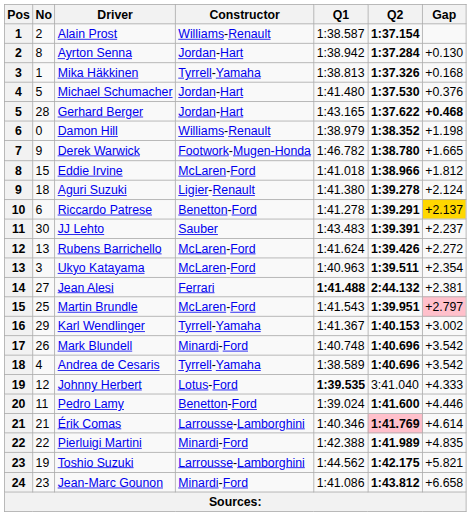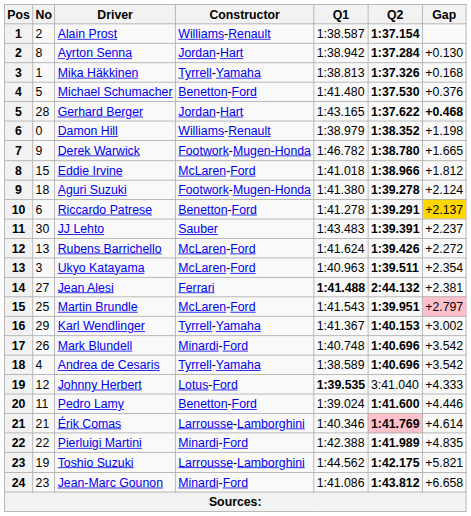(211, 92) Jordan-Hart -> (218, 92) Benetton-Ford
(217, 190) Ligier-Renault -> (245, 190) Footwork-Mugen-Honda
